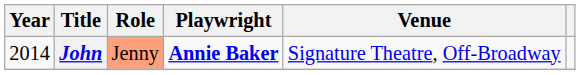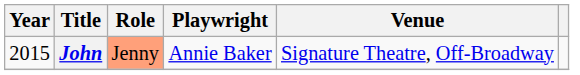(30, 52) 2014 -> (30, 52) 2015
(223, 52) bold -> (220, 52) normal
